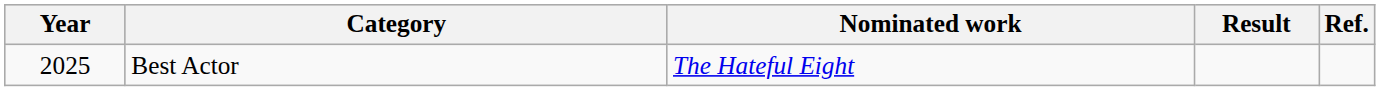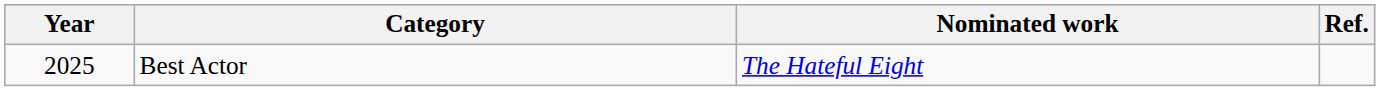- column: (1256, 24)
